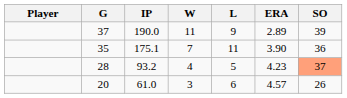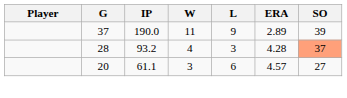- row: (103, 48)
(233, 66) 5 -> (233, 48) 3
(277, 66) 4.23 -> (277, 48) 4.28
(147, 84) 61.0 -> (147, 66) 61.1
(320, 84) 26 -> (320, 66) 27
